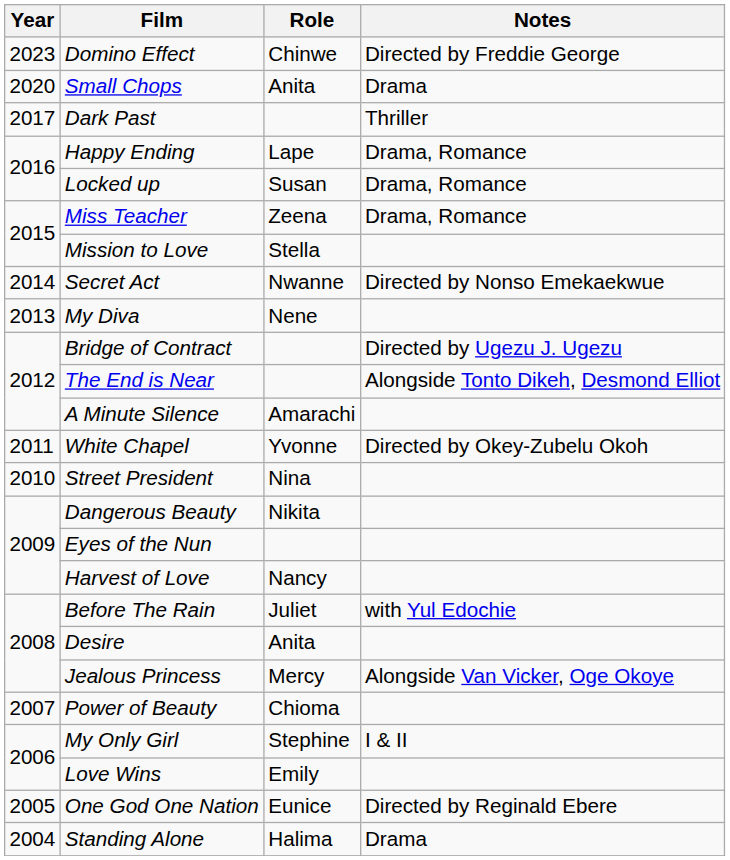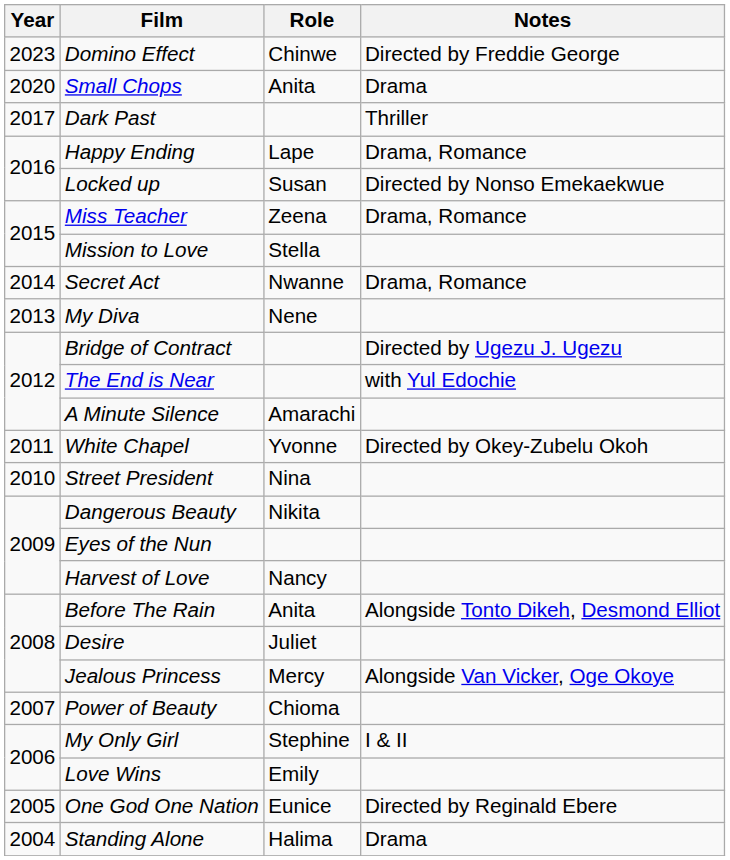(446, 184) Drama, Romance -> (515, 184) Directed by Nonso Emekaekwue
(515, 282) Directed by Nonso Emekaekwue -> (446, 282) Drama, Romance
(543, 380) Alongside Tonto Dikeh, Desmond Elliot -> (440, 380) with Yul Edochie
(292, 610) Juliet -> (292, 610) Anita
(440, 610) with Yul Edochie -> (543, 610) Alongside Tonto Dikeh, Desmond Elliot
(292, 642) Anita -> (292, 642) Juliet
